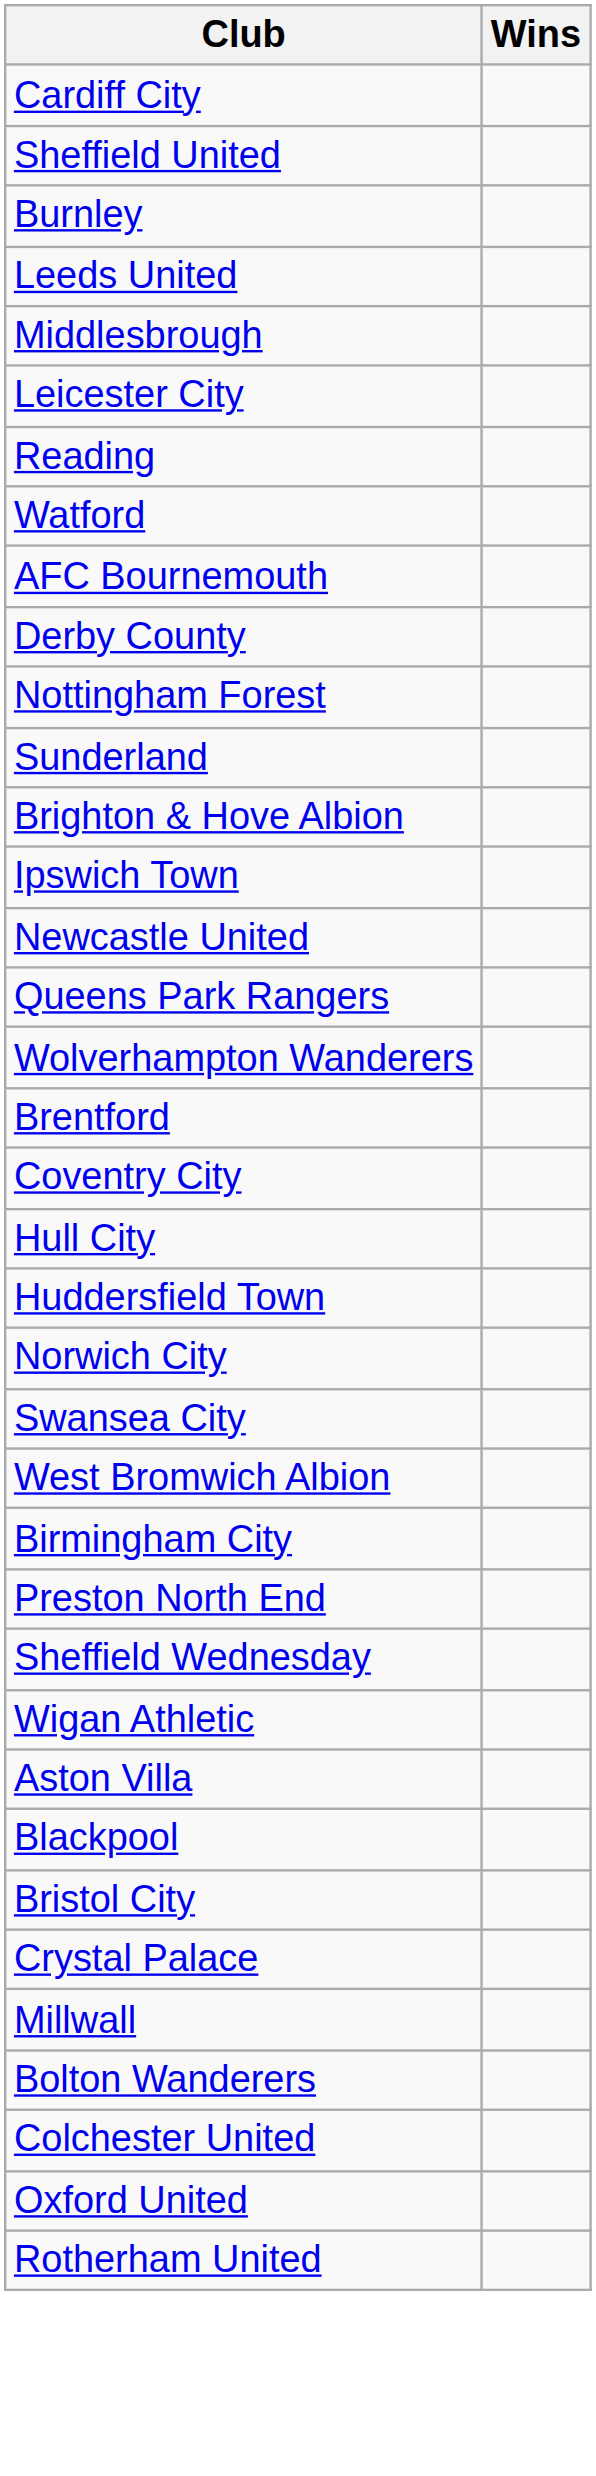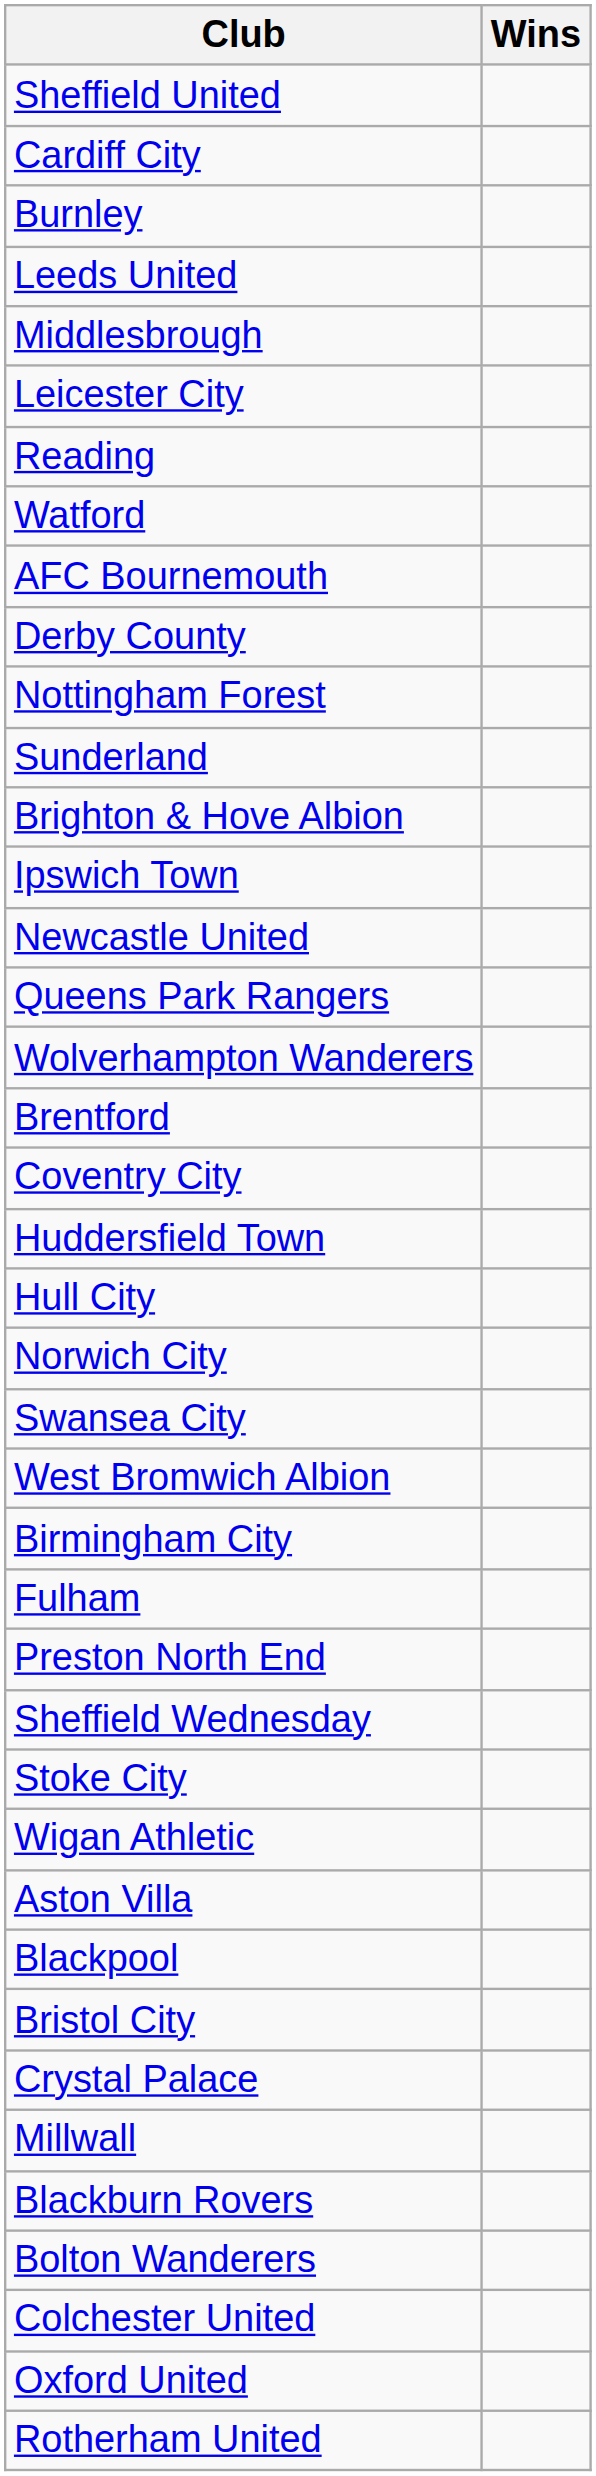rows swapped: (107, 94) <-> (147, 154)
rows swapped: (170, 1297) <-> (85, 1237)
+ row: (77, 1598)
+ row: (100, 1778)
+ row: (164, 2199)
